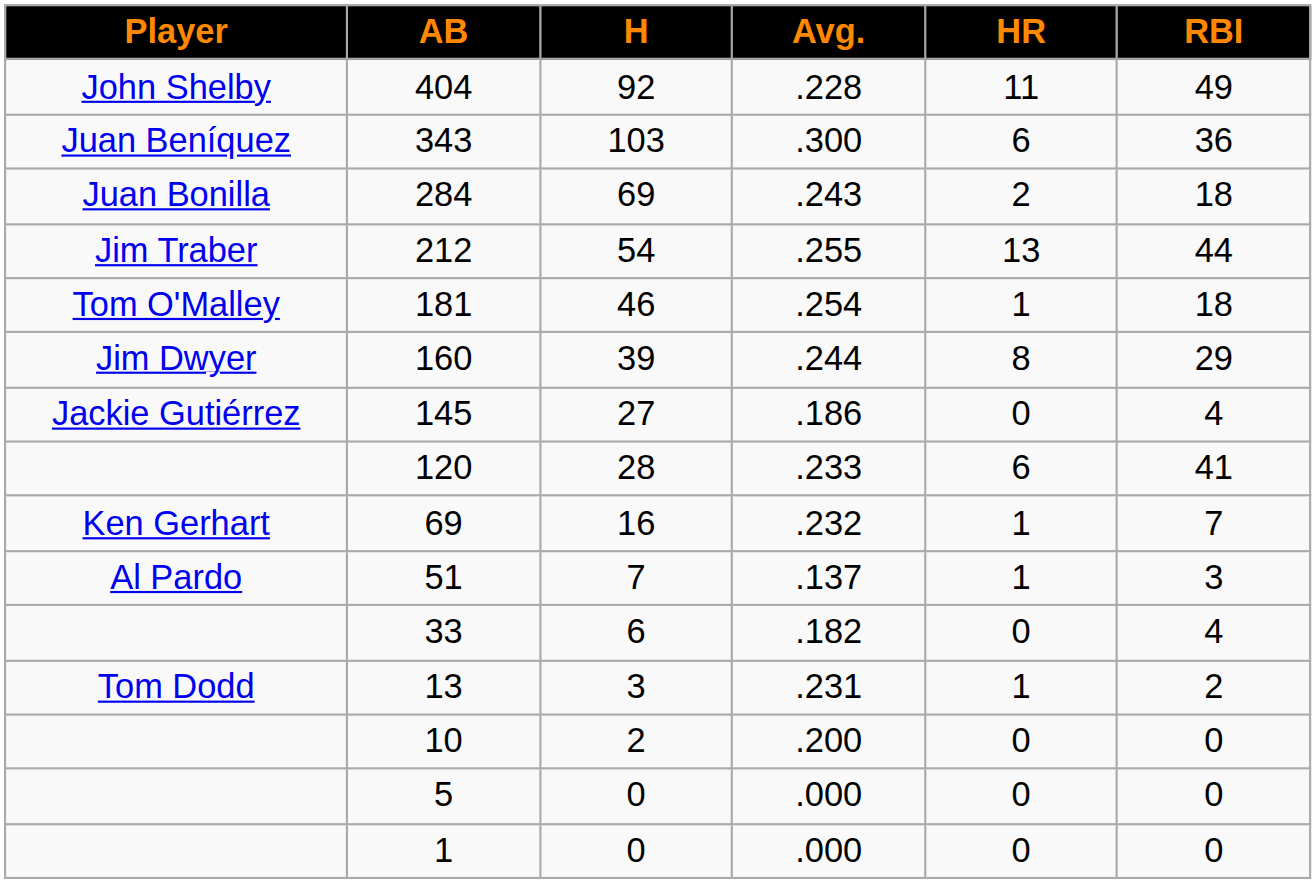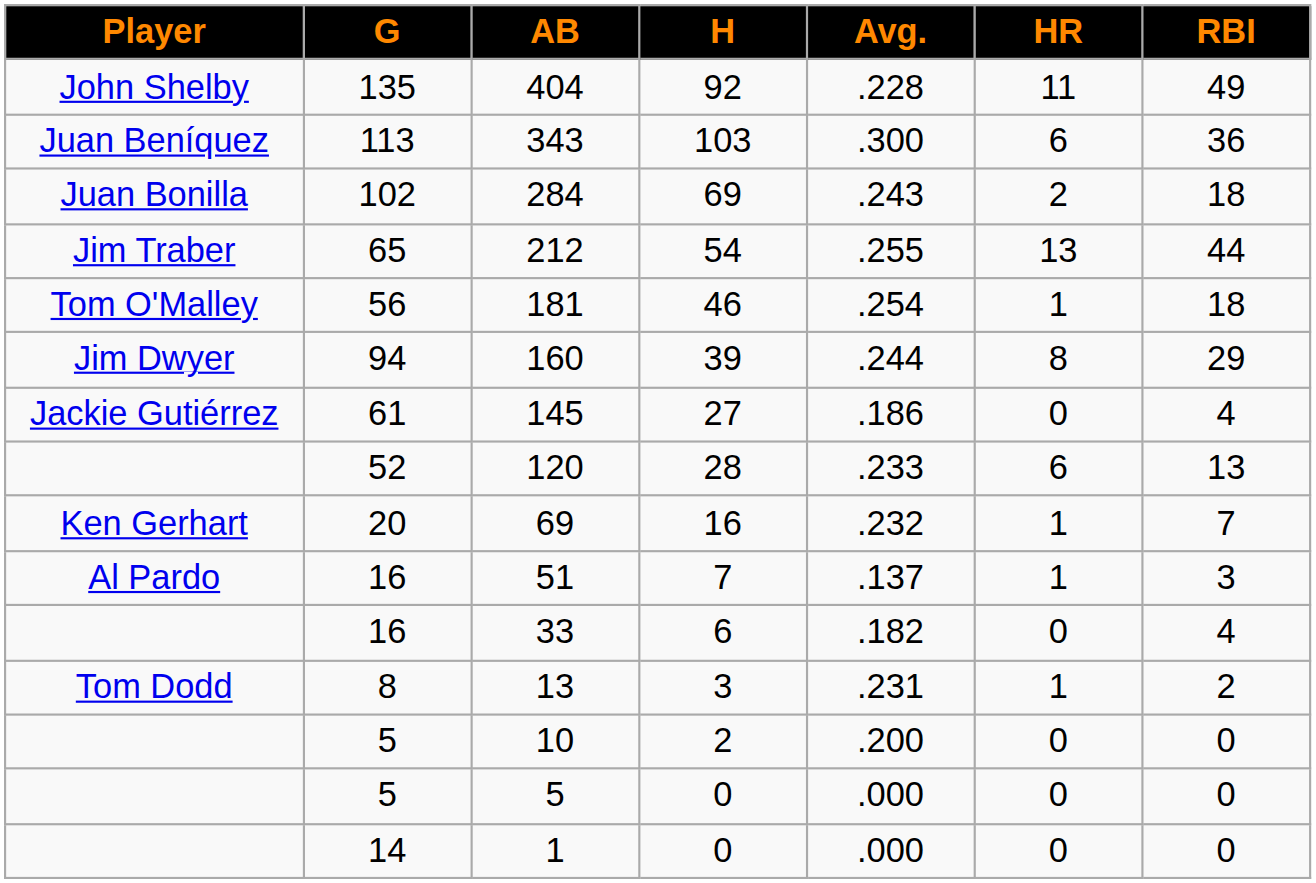+ column: (387, 31)
(1214, 468) 41 -> (1226, 468) 13
